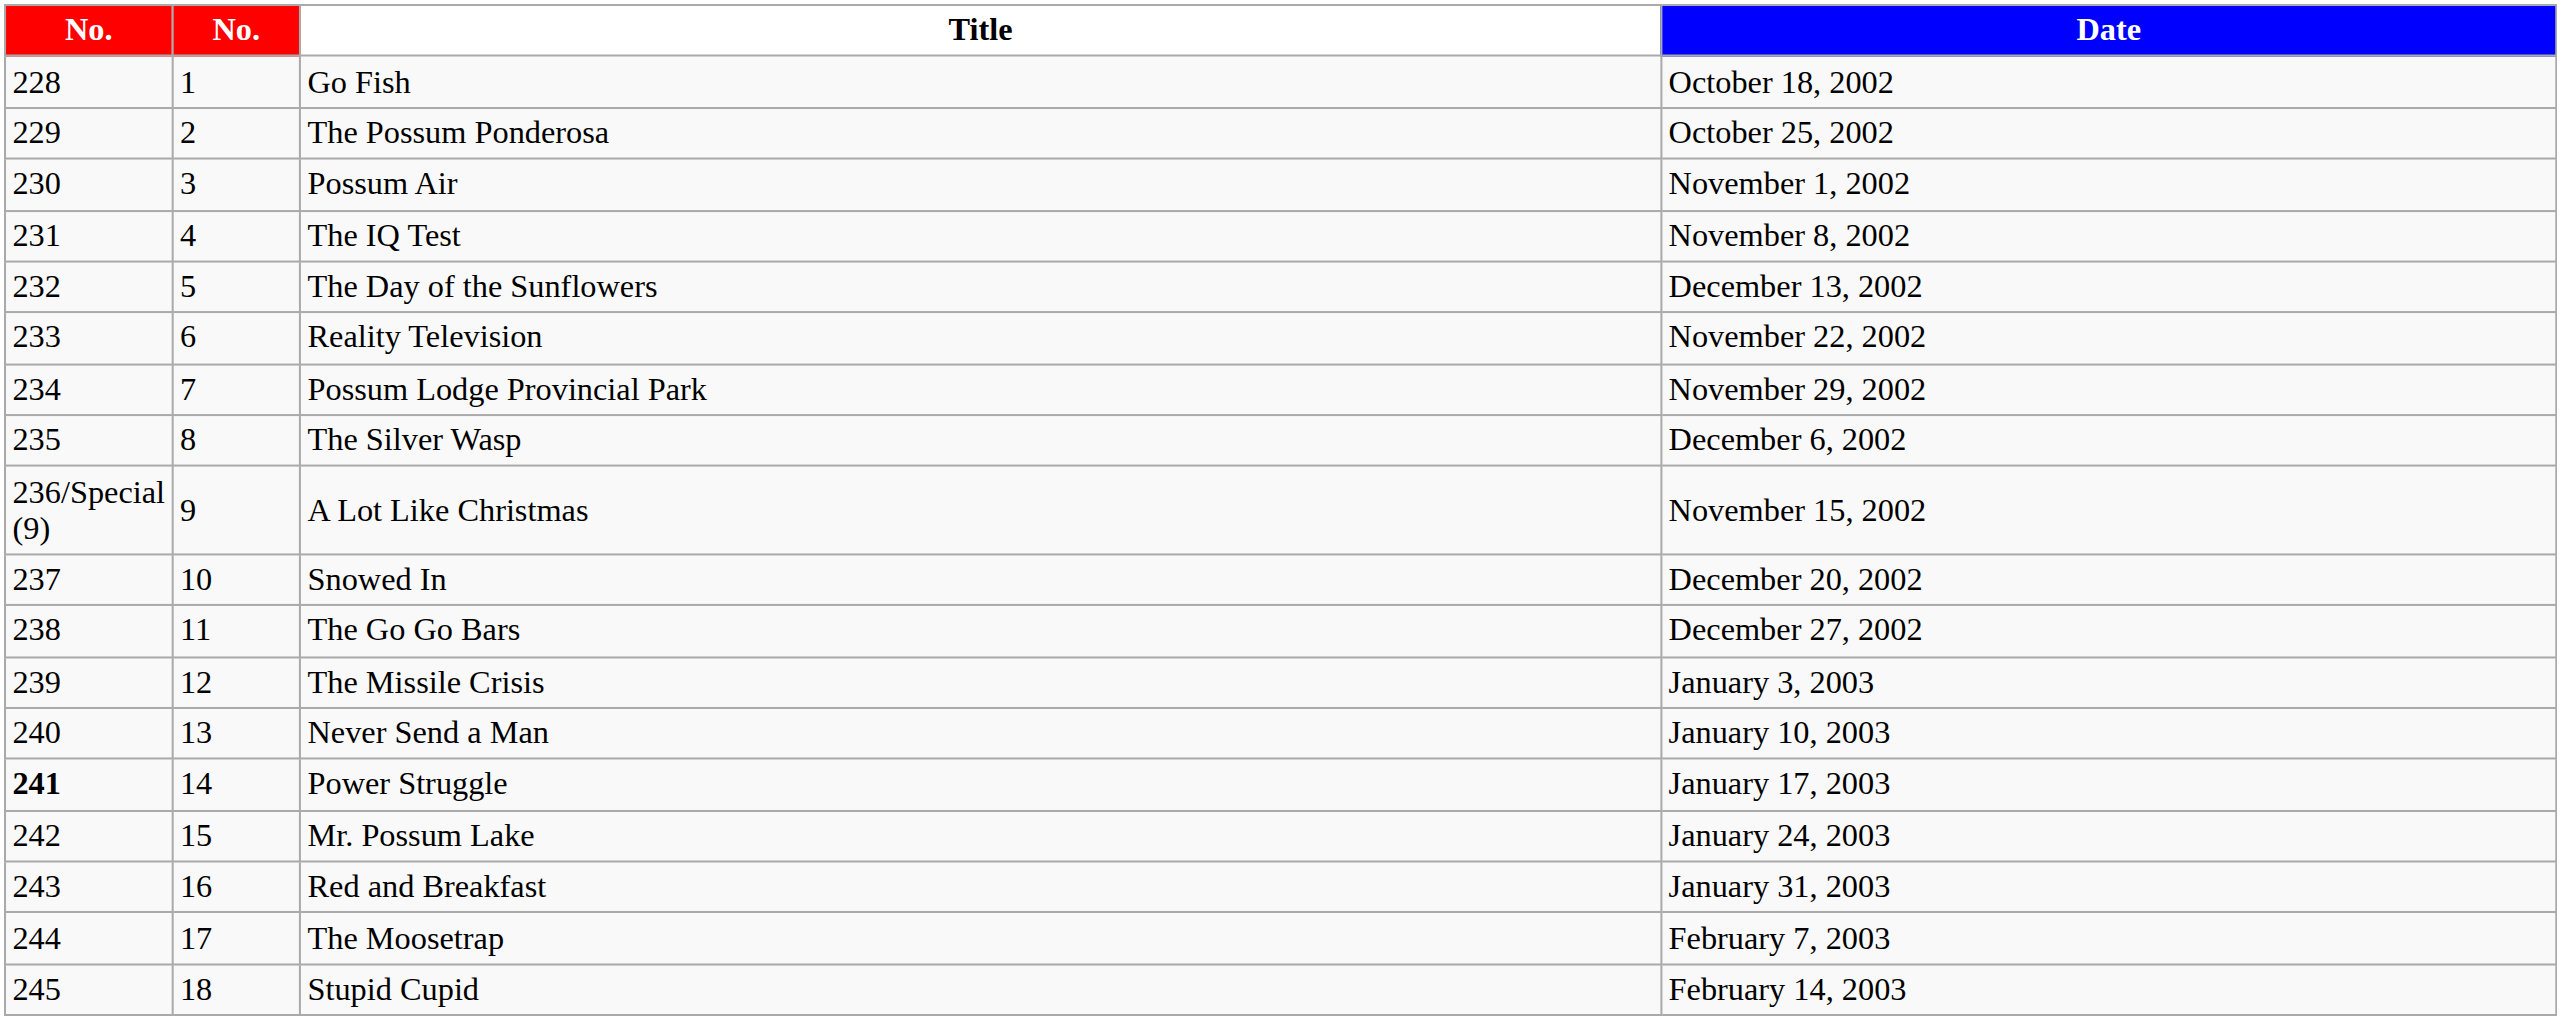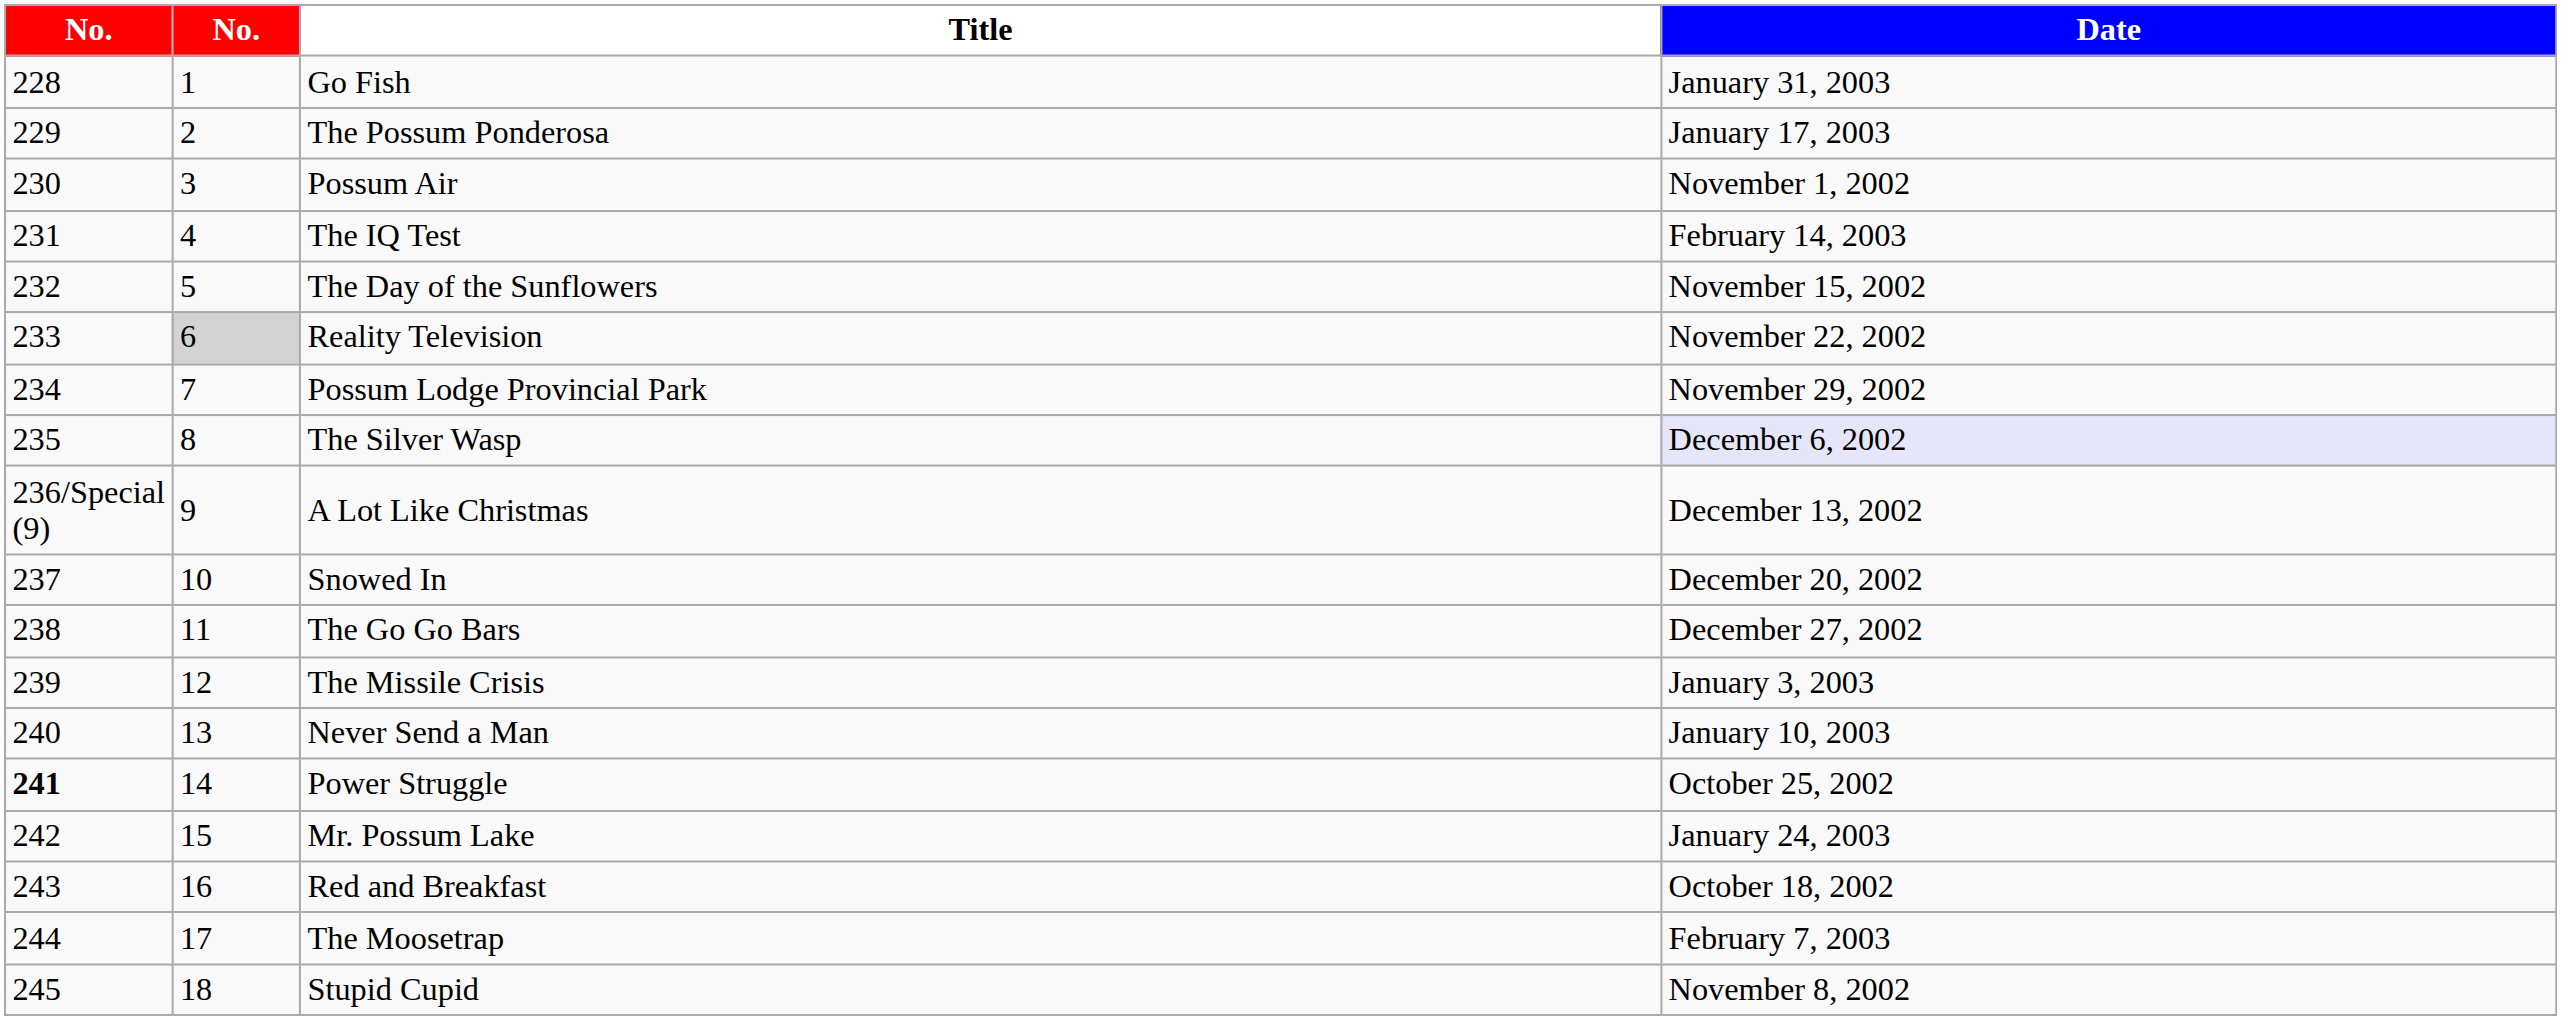(1781, 81) October 18, 2002 -> (1779, 81) January 31, 2003
(1781, 132) October 25, 2002 -> (1779, 132) January 17, 2003
(1789, 235) November 8, 2002 -> (1788, 235) February 14, 2003
(1796, 286) December 13, 2002 -> (1797, 286) November 15, 2002
(188, 337) no background -> (188, 337) lightgrey background
(1788, 440) no background -> (1788, 440) lavender background
(1797, 509) November 15, 2002 -> (1796, 509) December 13, 2002
(1779, 784) January 17, 2003 -> (1781, 784) October 25, 2002
(1779, 886) January 31, 2003 -> (1781, 886) October 18, 2002
(1788, 989) February 14, 2003 -> (1789, 989) November 8, 2002
